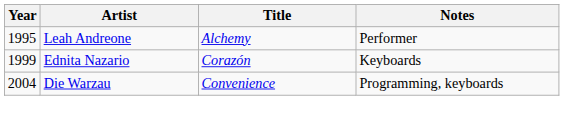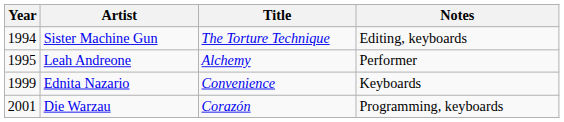+ row: (101, 38)
(226, 60) Corazón -> (238, 83) Convenience
(22, 83) 2004 -> (22, 106) 2001
(238, 83) Convenience -> (226, 106) Corazón
